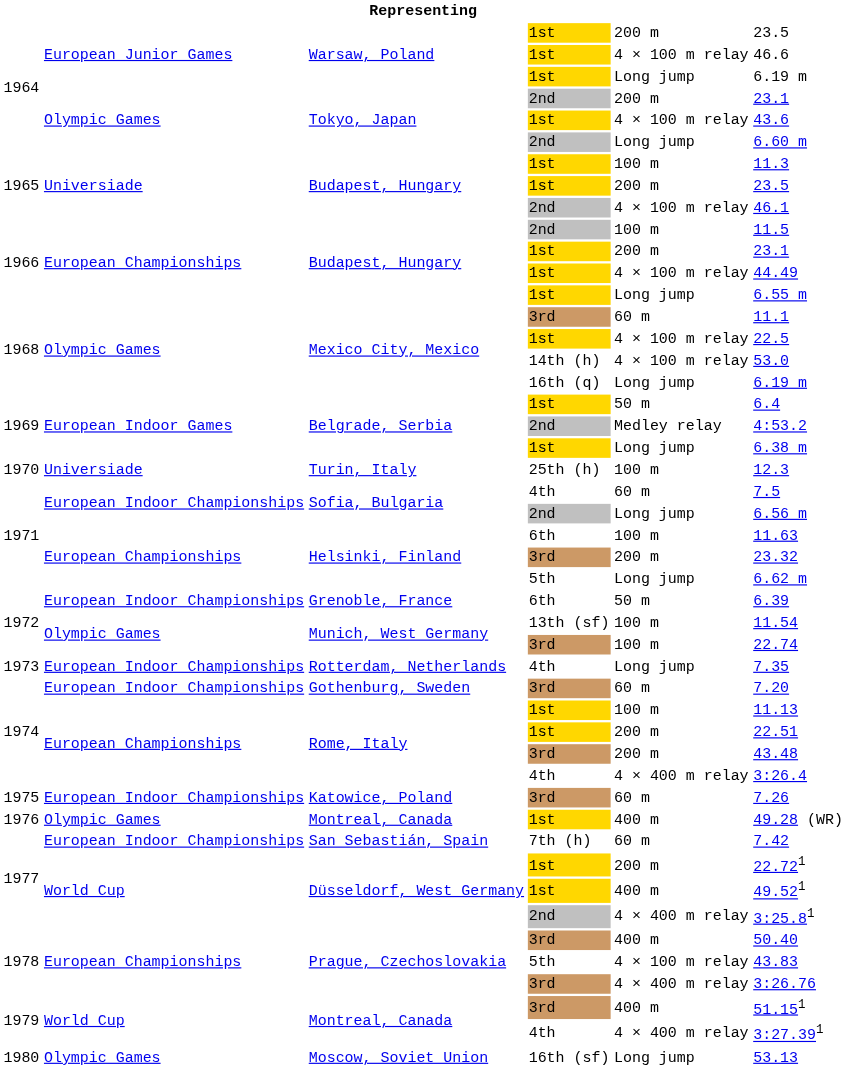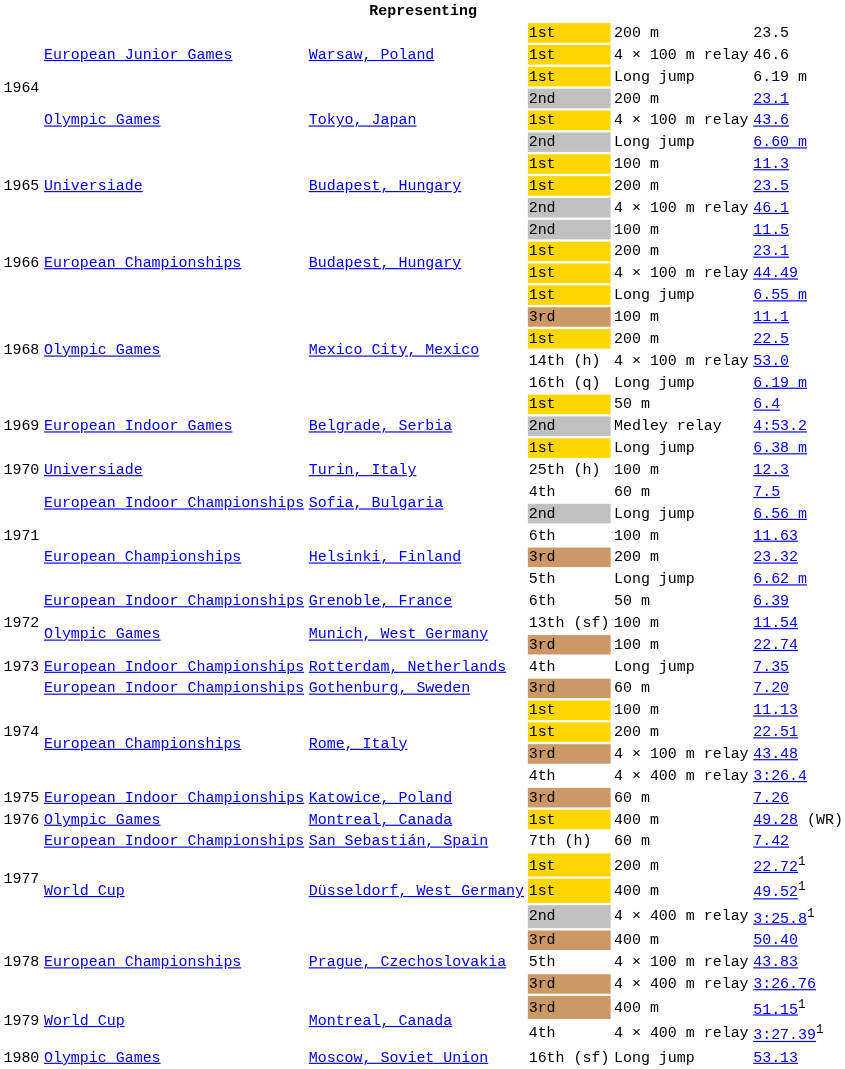(632, 317) 60 m -> (636, 317) 100 m
(681, 339) 4 × 100 m relay -> (636, 339) 200 m
(636, 754) 200 m -> (681, 754) 4 × 100 m relay
